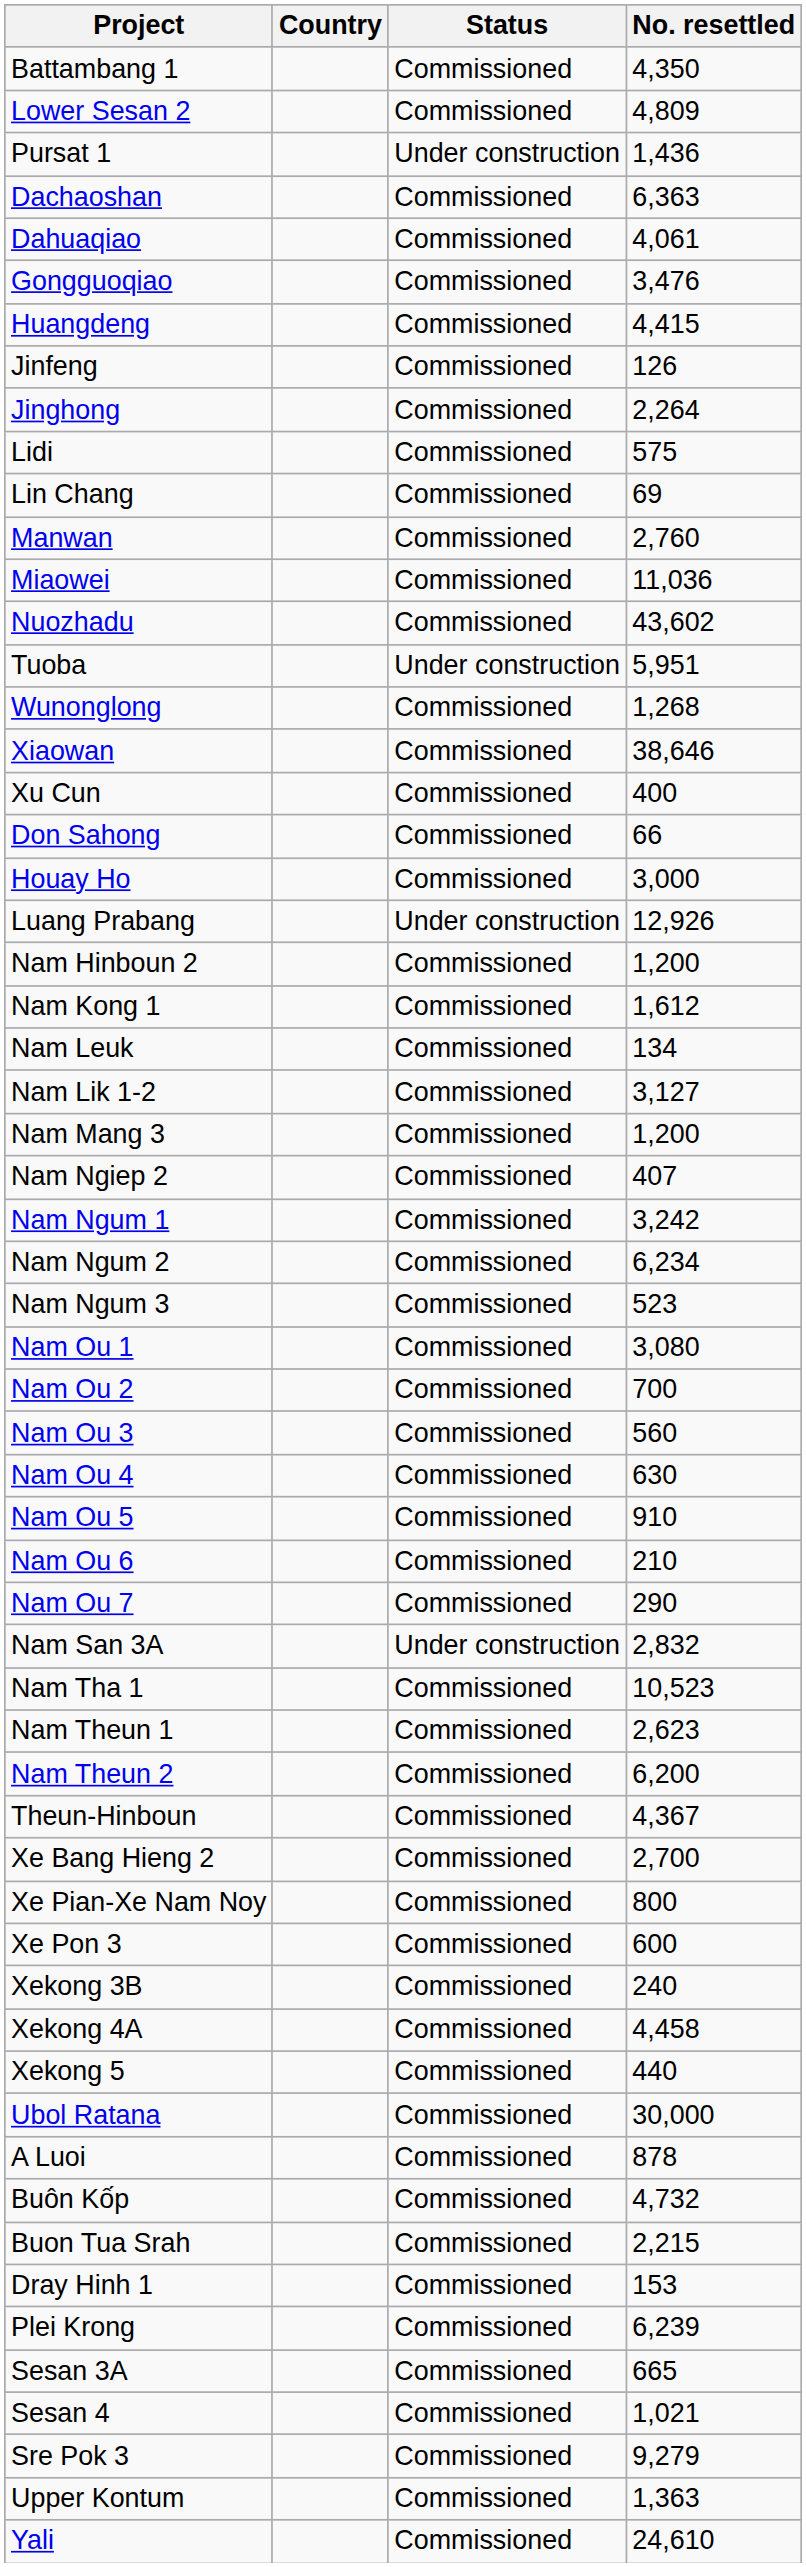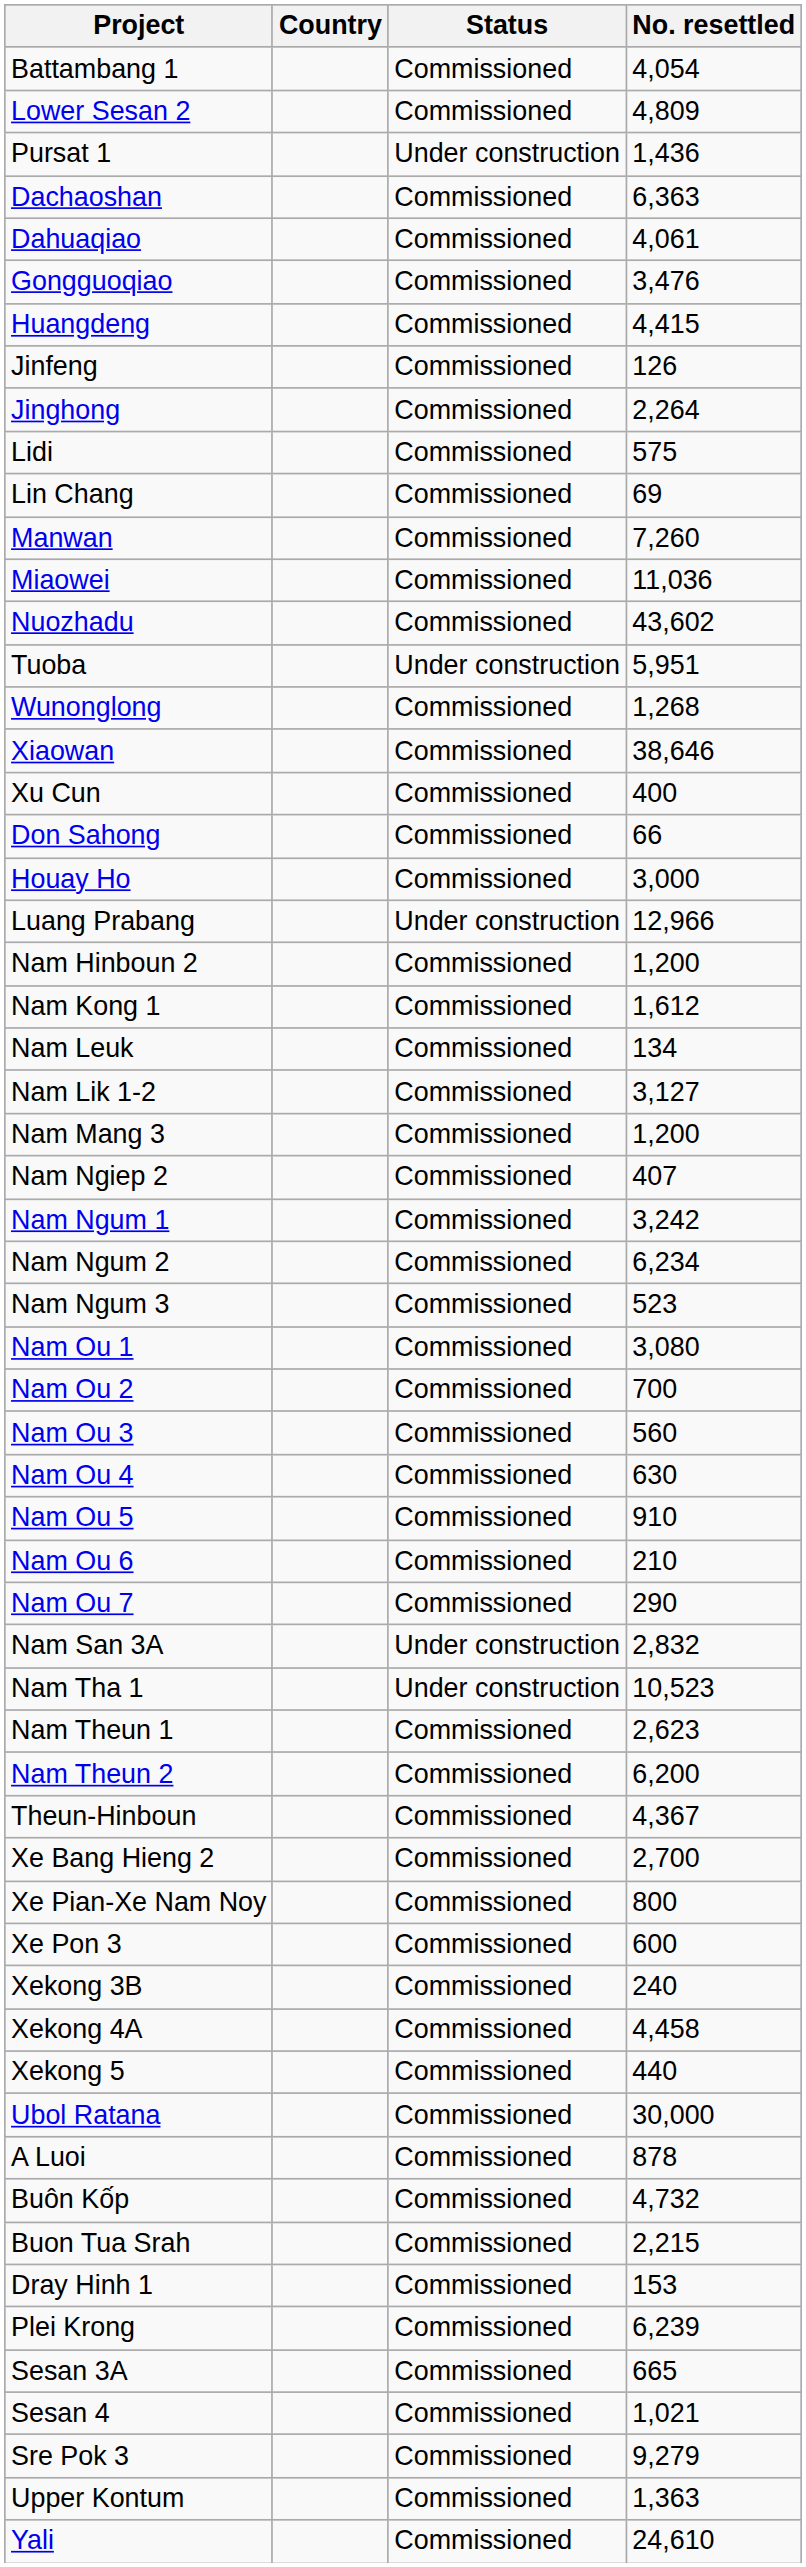(666, 68) 4,350 -> (666, 68) 4,054
(666, 537) 2,760 -> (666, 537) 7,260
(673, 921) 12,926 -> (673, 921) 12,966
(483, 1688) Commissioned -> (507, 1688) Under construction
